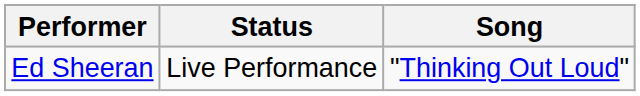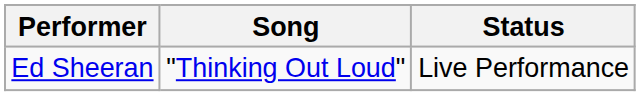columns swapped: (510, 26) <-> (272, 26)
